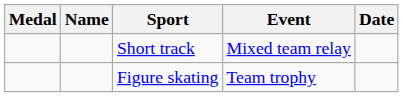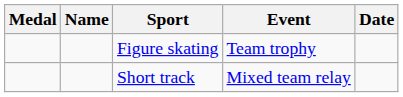rows swapped: (156, 48) <-> (168, 77)
